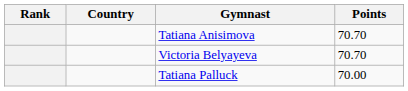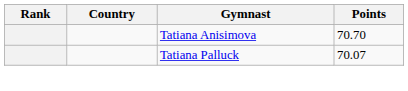- row: (208, 55)
(352, 75) 70.00 -> (351, 55) 70.07
